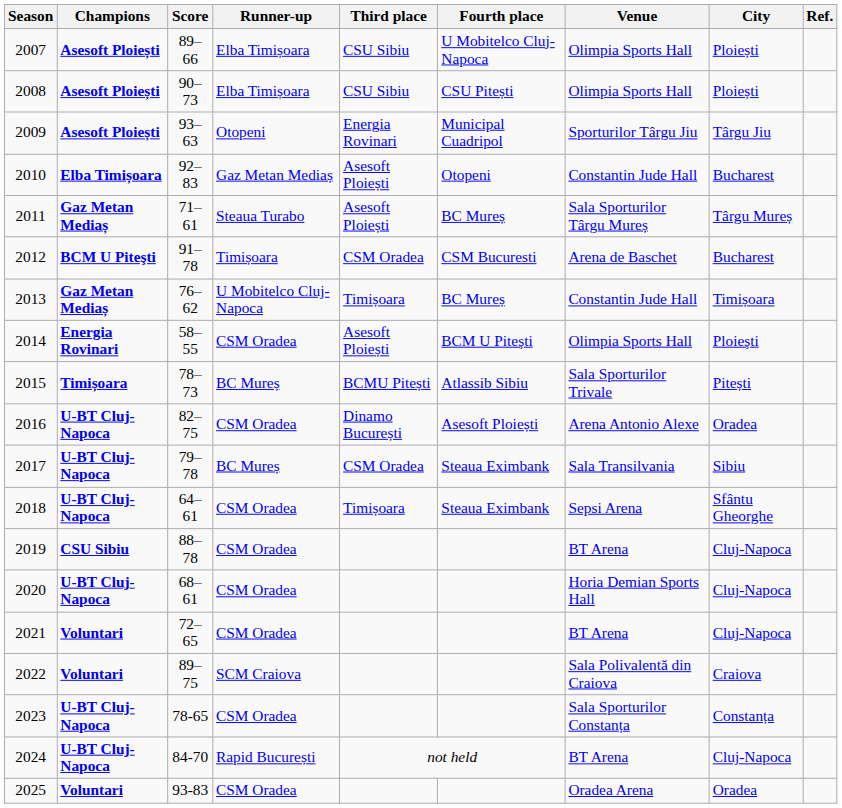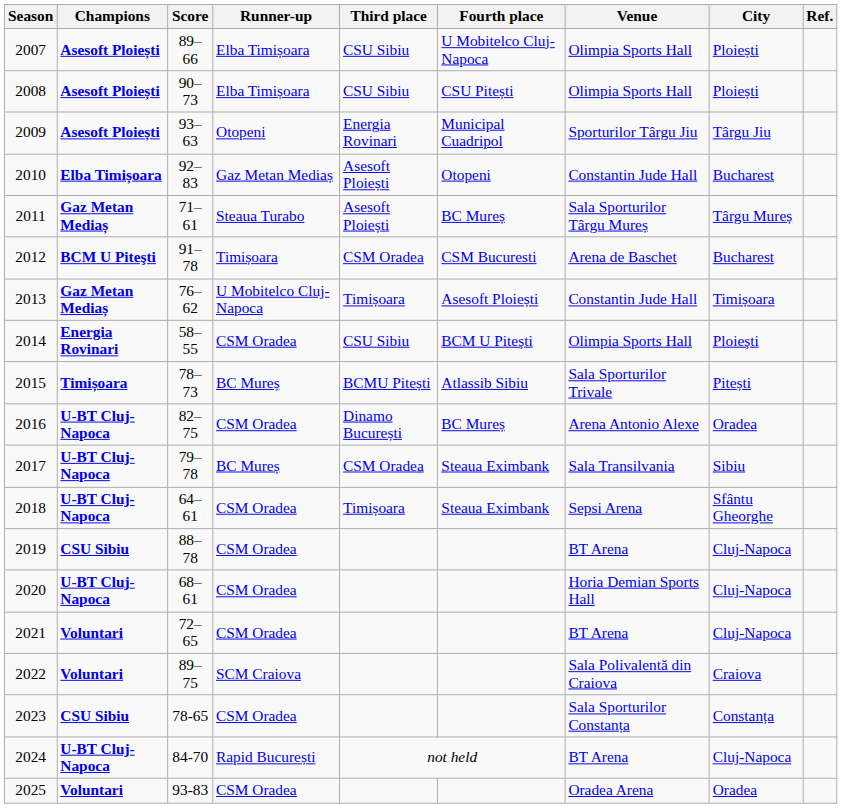(473, 299) BC Mureș -> (490, 299) Asesoft Ploiești
(367, 341) Asesoft Ploiești -> (376, 341) CSU Sibiu
(490, 424) Asesoft Ploiești -> (473, 424) BC Mureș
(98, 715) U-BT Cluj-Napoca -> (95, 715) CSU Sibiu
